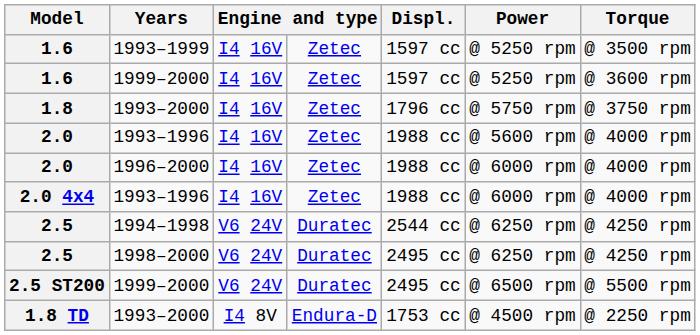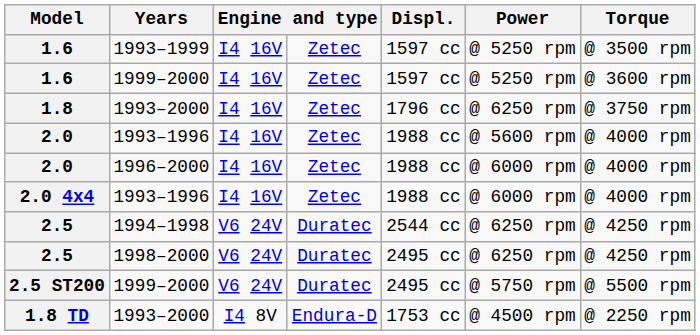(523, 108) @ 5750 rpm -> (523, 108) @ 6250 rpm
(523, 286) @ 6500 rpm -> (523, 286) @ 5750 rpm
